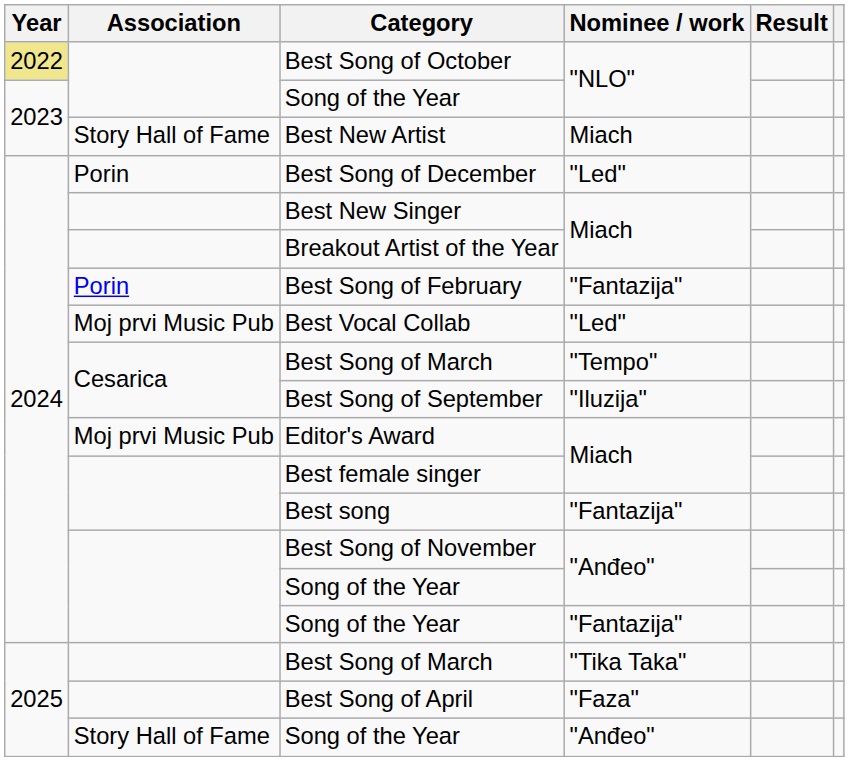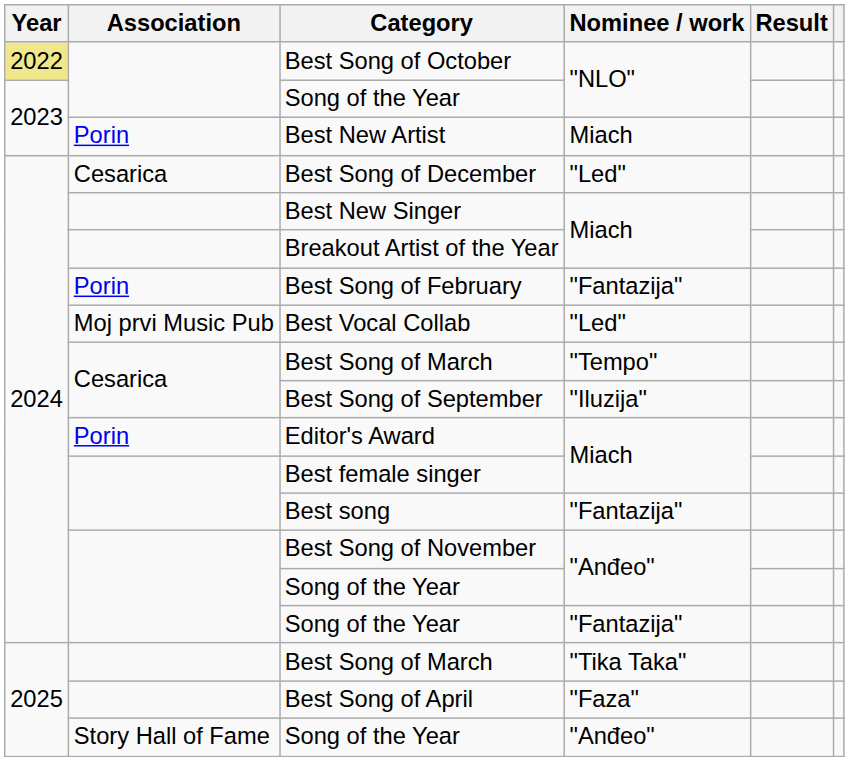(172, 135) Story Hall of Fame -> (101, 135) Porin
(101, 173) Porin -> (121, 173) Cesarica
(174, 436) Moj prvi Music Pub -> (101, 436) Porin
